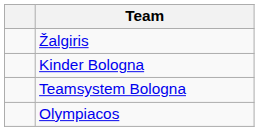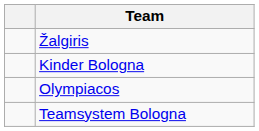rows swapped: (79, 114) <-> (113, 89)
